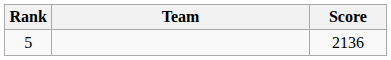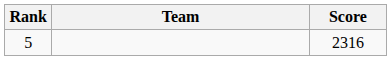(348, 42) 2136 -> (348, 42) 2316
